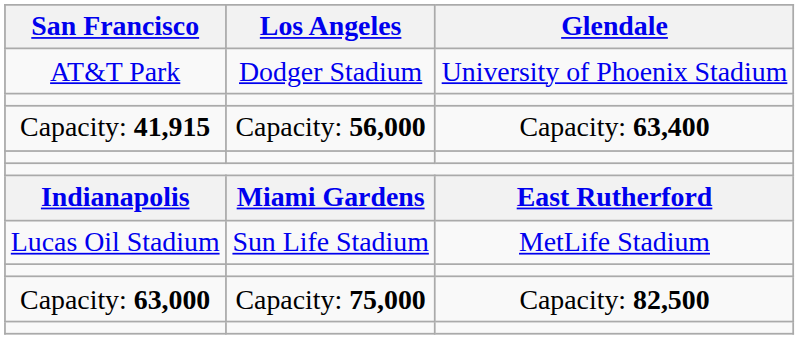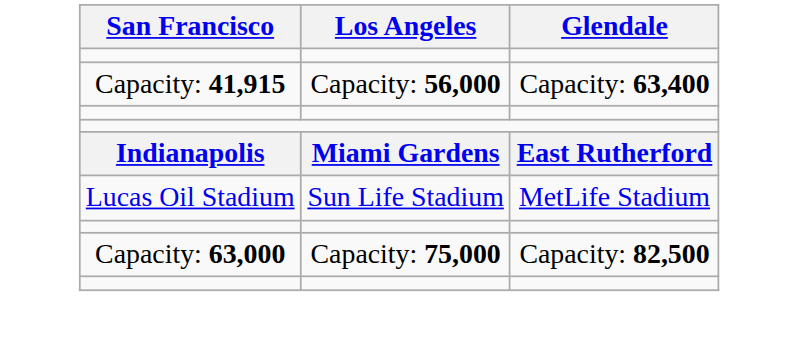- row: (115, 70)
